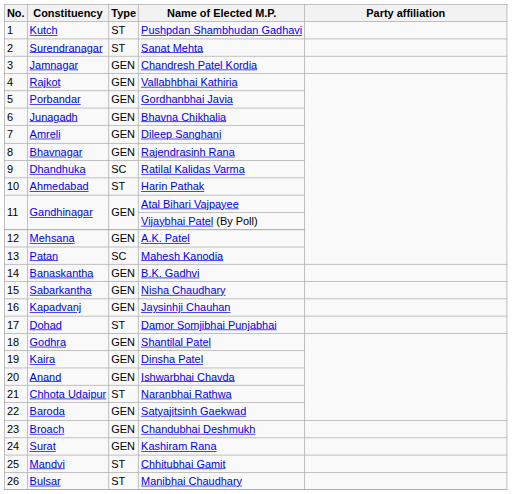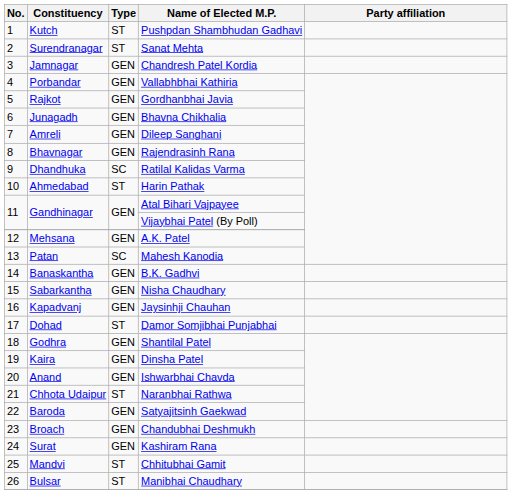(45, 83) Rajkot -> (55, 83) Porbandar
(55, 100) Porbandar -> (45, 100) Rajkot
